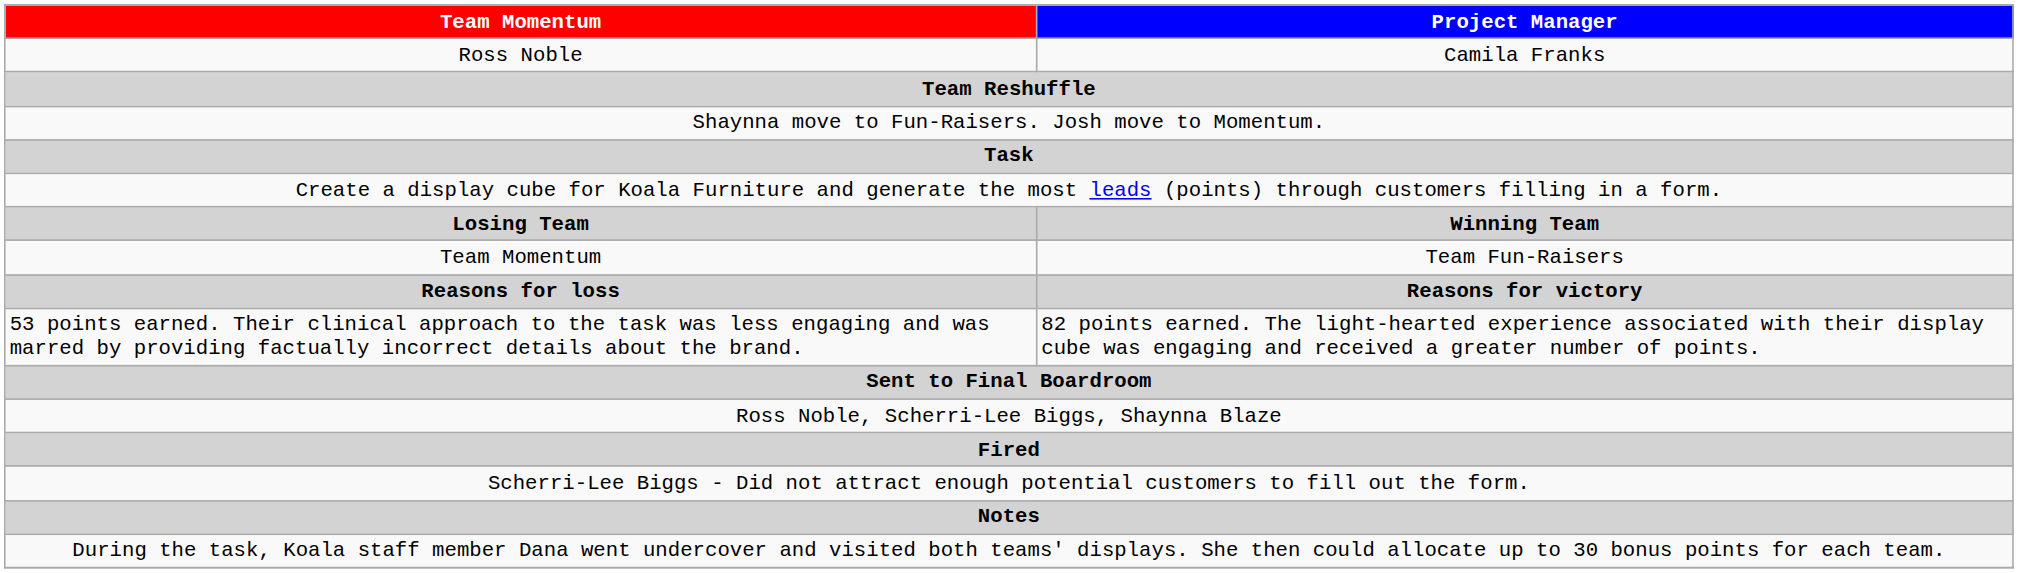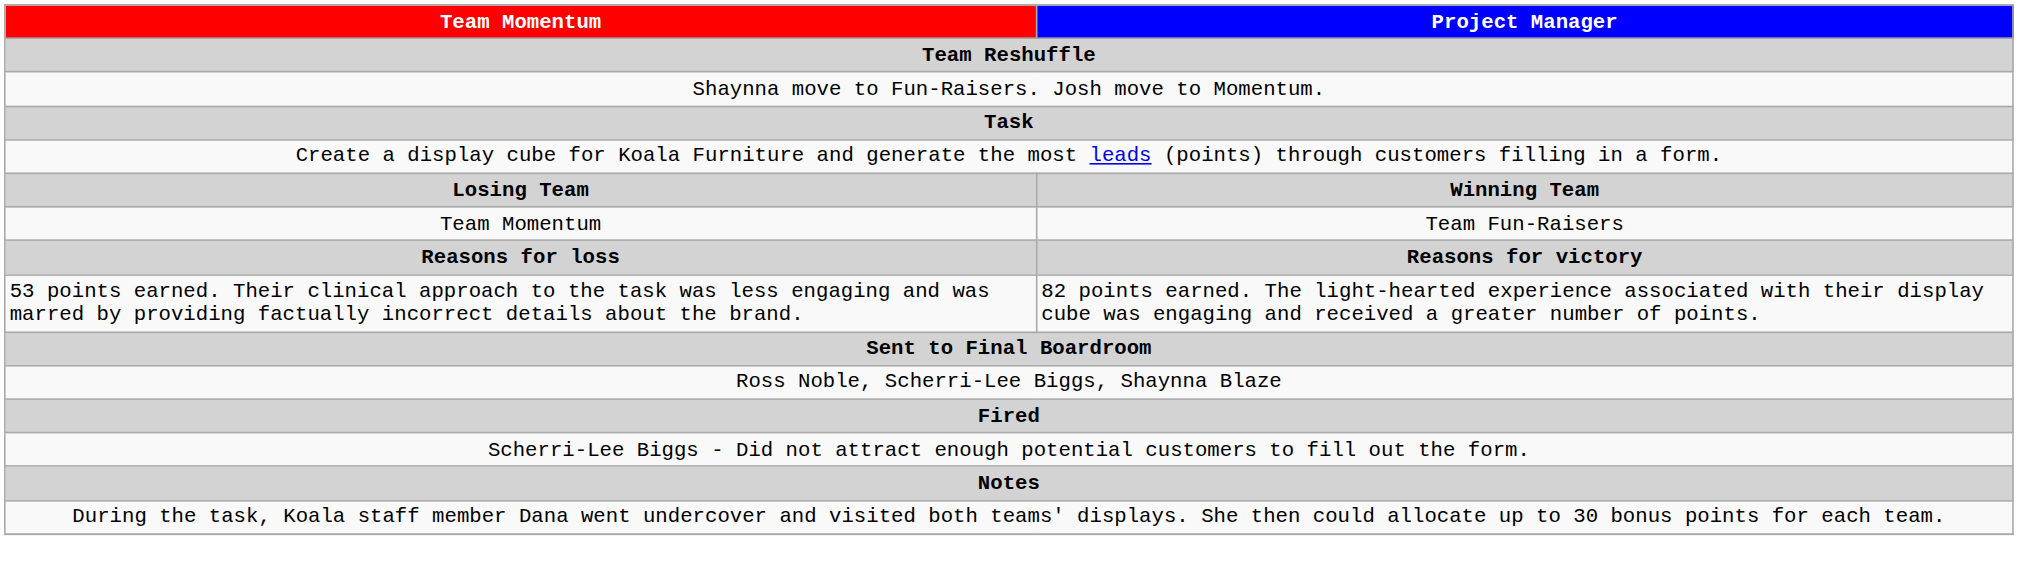- row: (521, 55)
